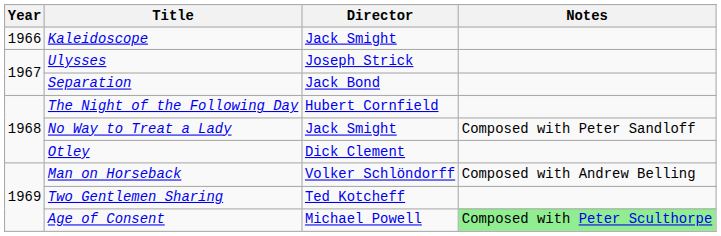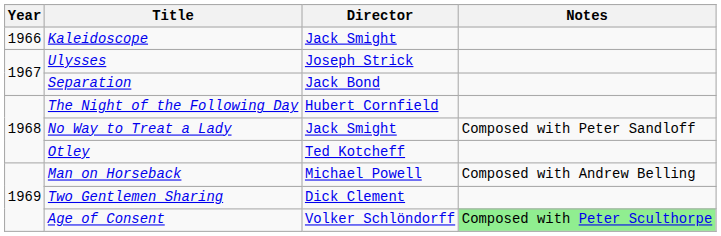(355, 152) Dick Clement -> (355, 152) Ted Kotcheff
(380, 175) Volker Schlöndorff -> (363, 175) Michael Powell
(355, 197) Ted Kotcheff -> (355, 197) Dick Clement
(363, 220) Michael Powell -> (380, 220) Volker Schlöndorff
